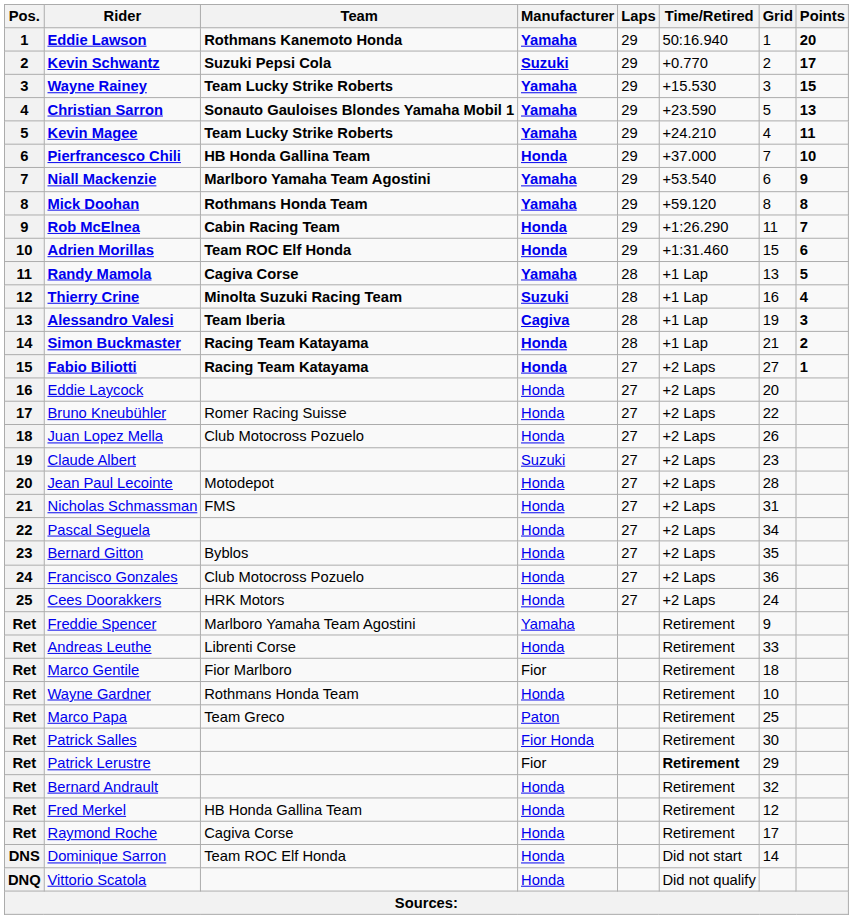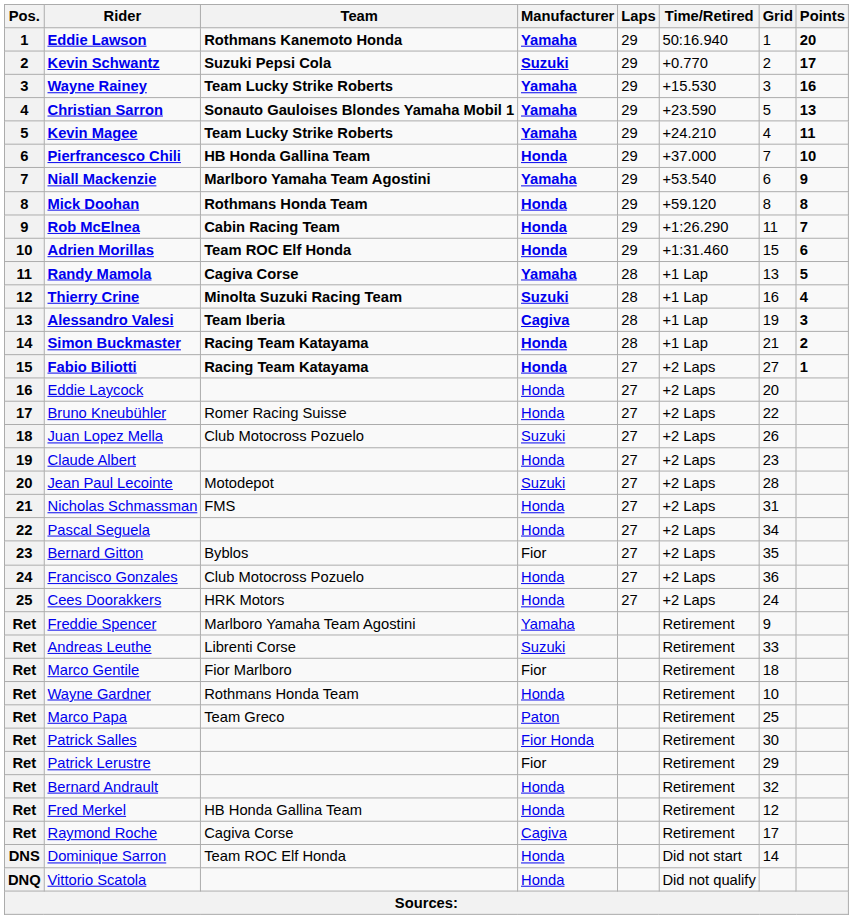(808, 86) 15 -> (808, 86) 16
(549, 203) Yamaha -> (544, 203) Honda
(543, 436) Honda -> (543, 436) Suzuki
(543, 460) Suzuki -> (543, 460) Honda
(543, 483) Honda -> (543, 483) Suzuki
(543, 553) Honda -> (534, 553) Fior
(543, 647) Honda -> (543, 647) Suzuki
(701, 763) bold -> (698, 763) normal
(543, 833) Honda -> (544, 833) Cagiva
